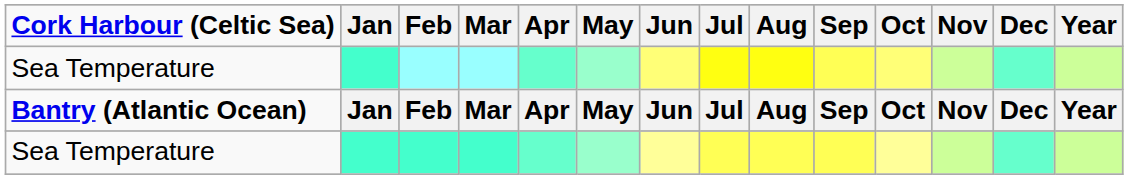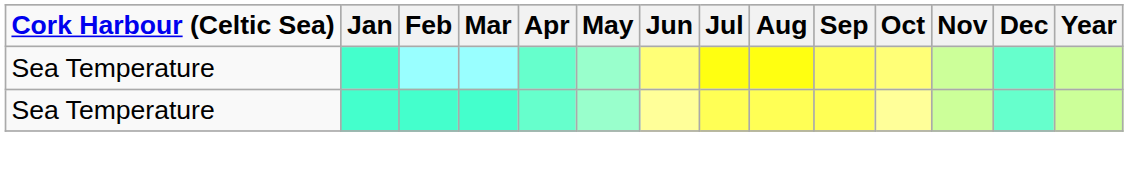- row: (159, 109)
